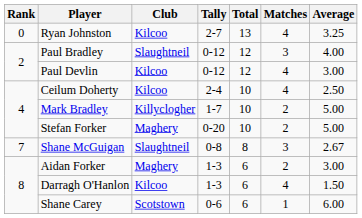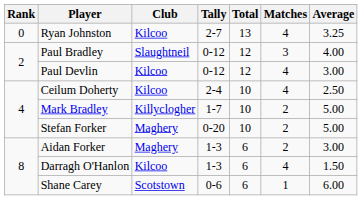- row: (83, 147)
